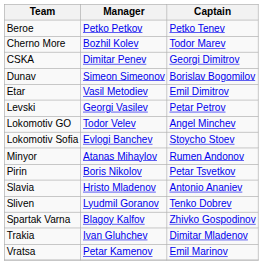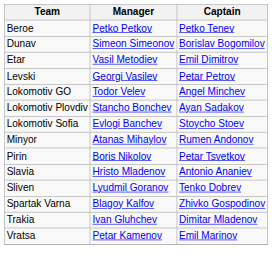- row: (36, 44)
- row: (20, 60)
+ row: (47, 108)
